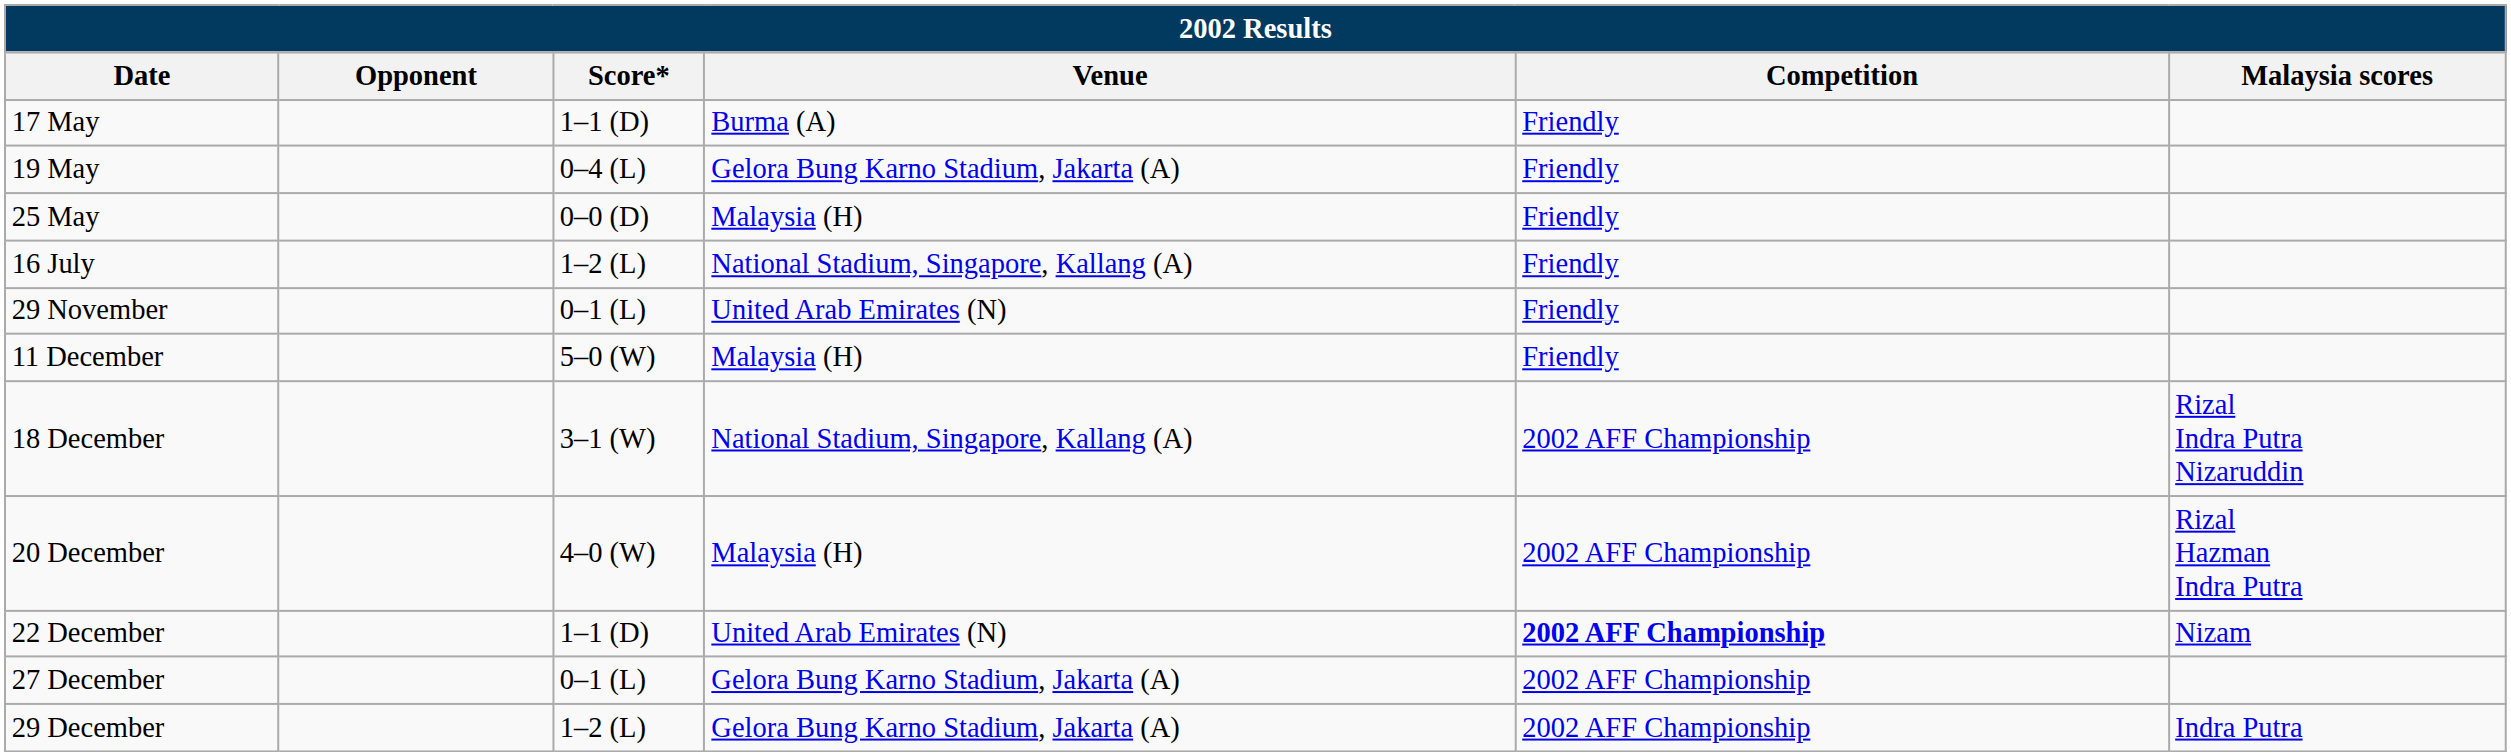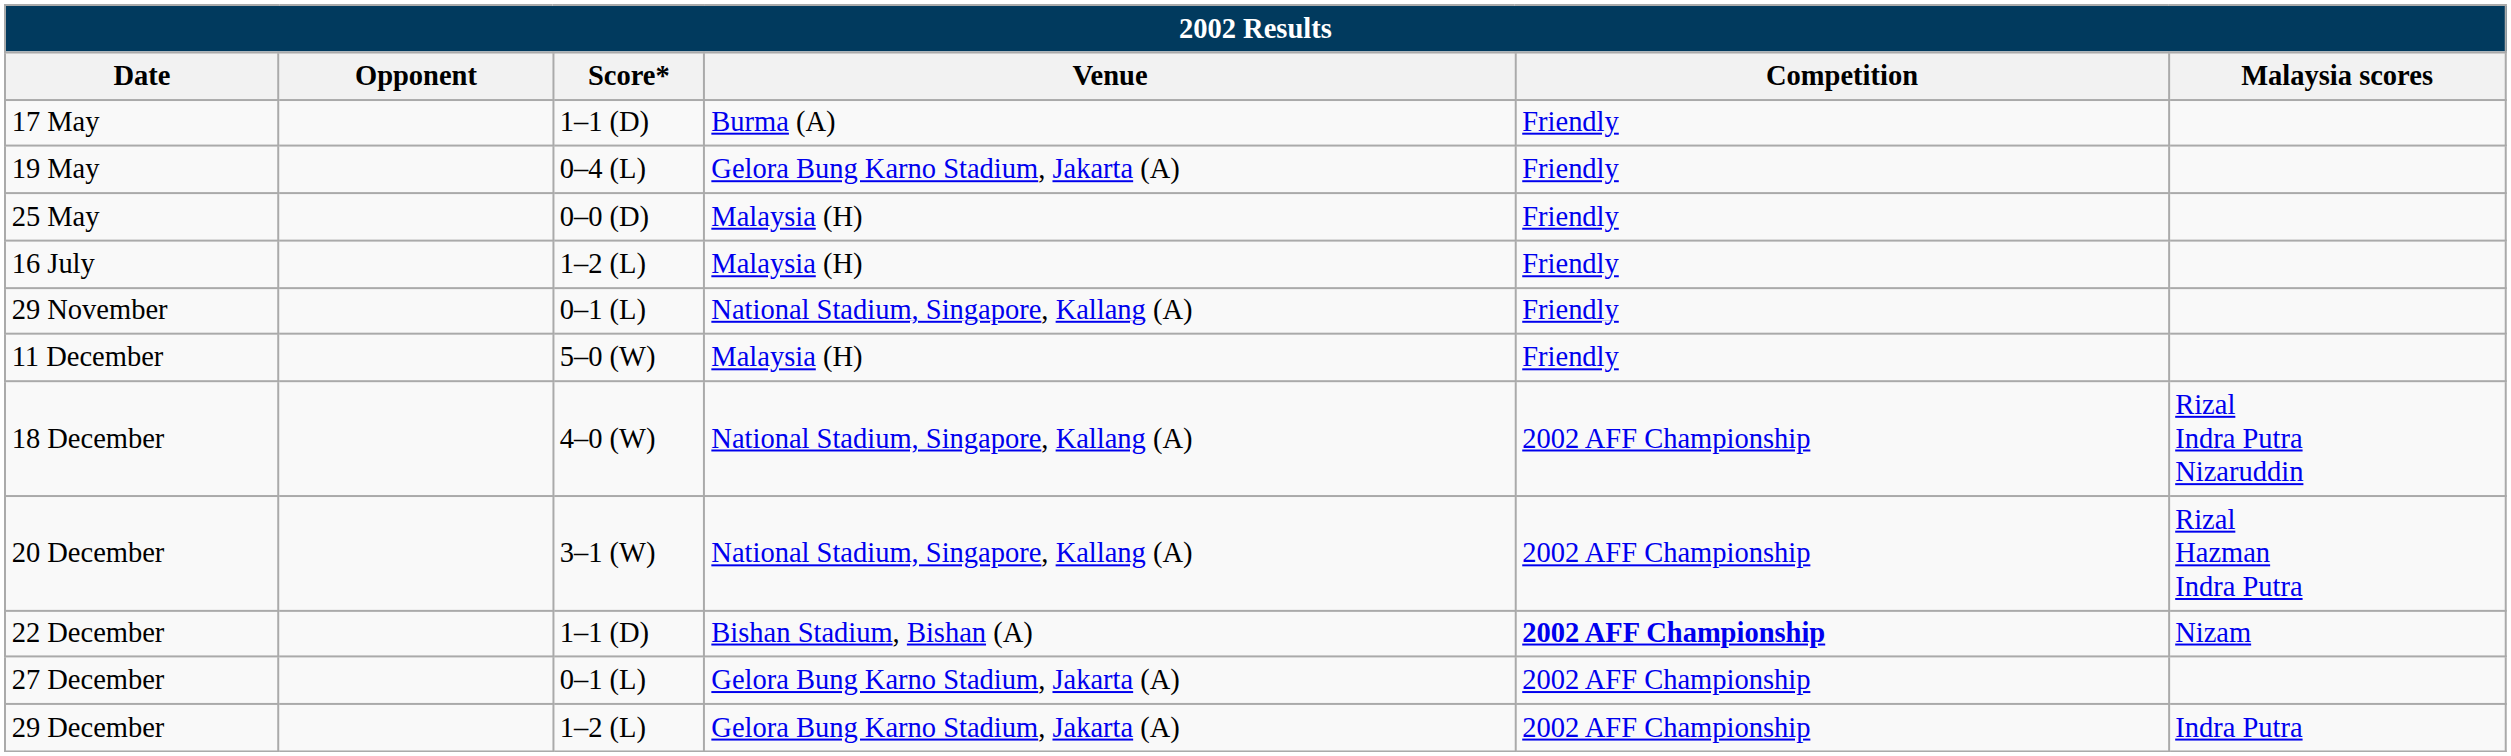(952, 263) National Stadium, Singapore, Kallang (A) -> (787, 263) Malaysia (H)
(859, 310) United Arab Emirates (N) -> (952, 310) National Stadium, Singapore, Kallang (A)
(608, 438) 3–1 (W) -> (608, 438) 4–0 (W)
(608, 552) 4–0 (W) -> (608, 552) 3–1 (W)
(787, 552) Malaysia (H) -> (952, 552) National Stadium, Singapore, Kallang (A)
(859, 633) United Arab Emirates (N) -> (872, 633) Bishan Stadium, Bishan (A)
